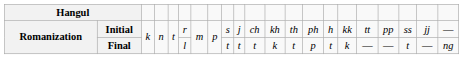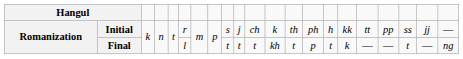(275, 29) kh -> (275, 29) k
(275, 45) k -> (275, 45) kh
